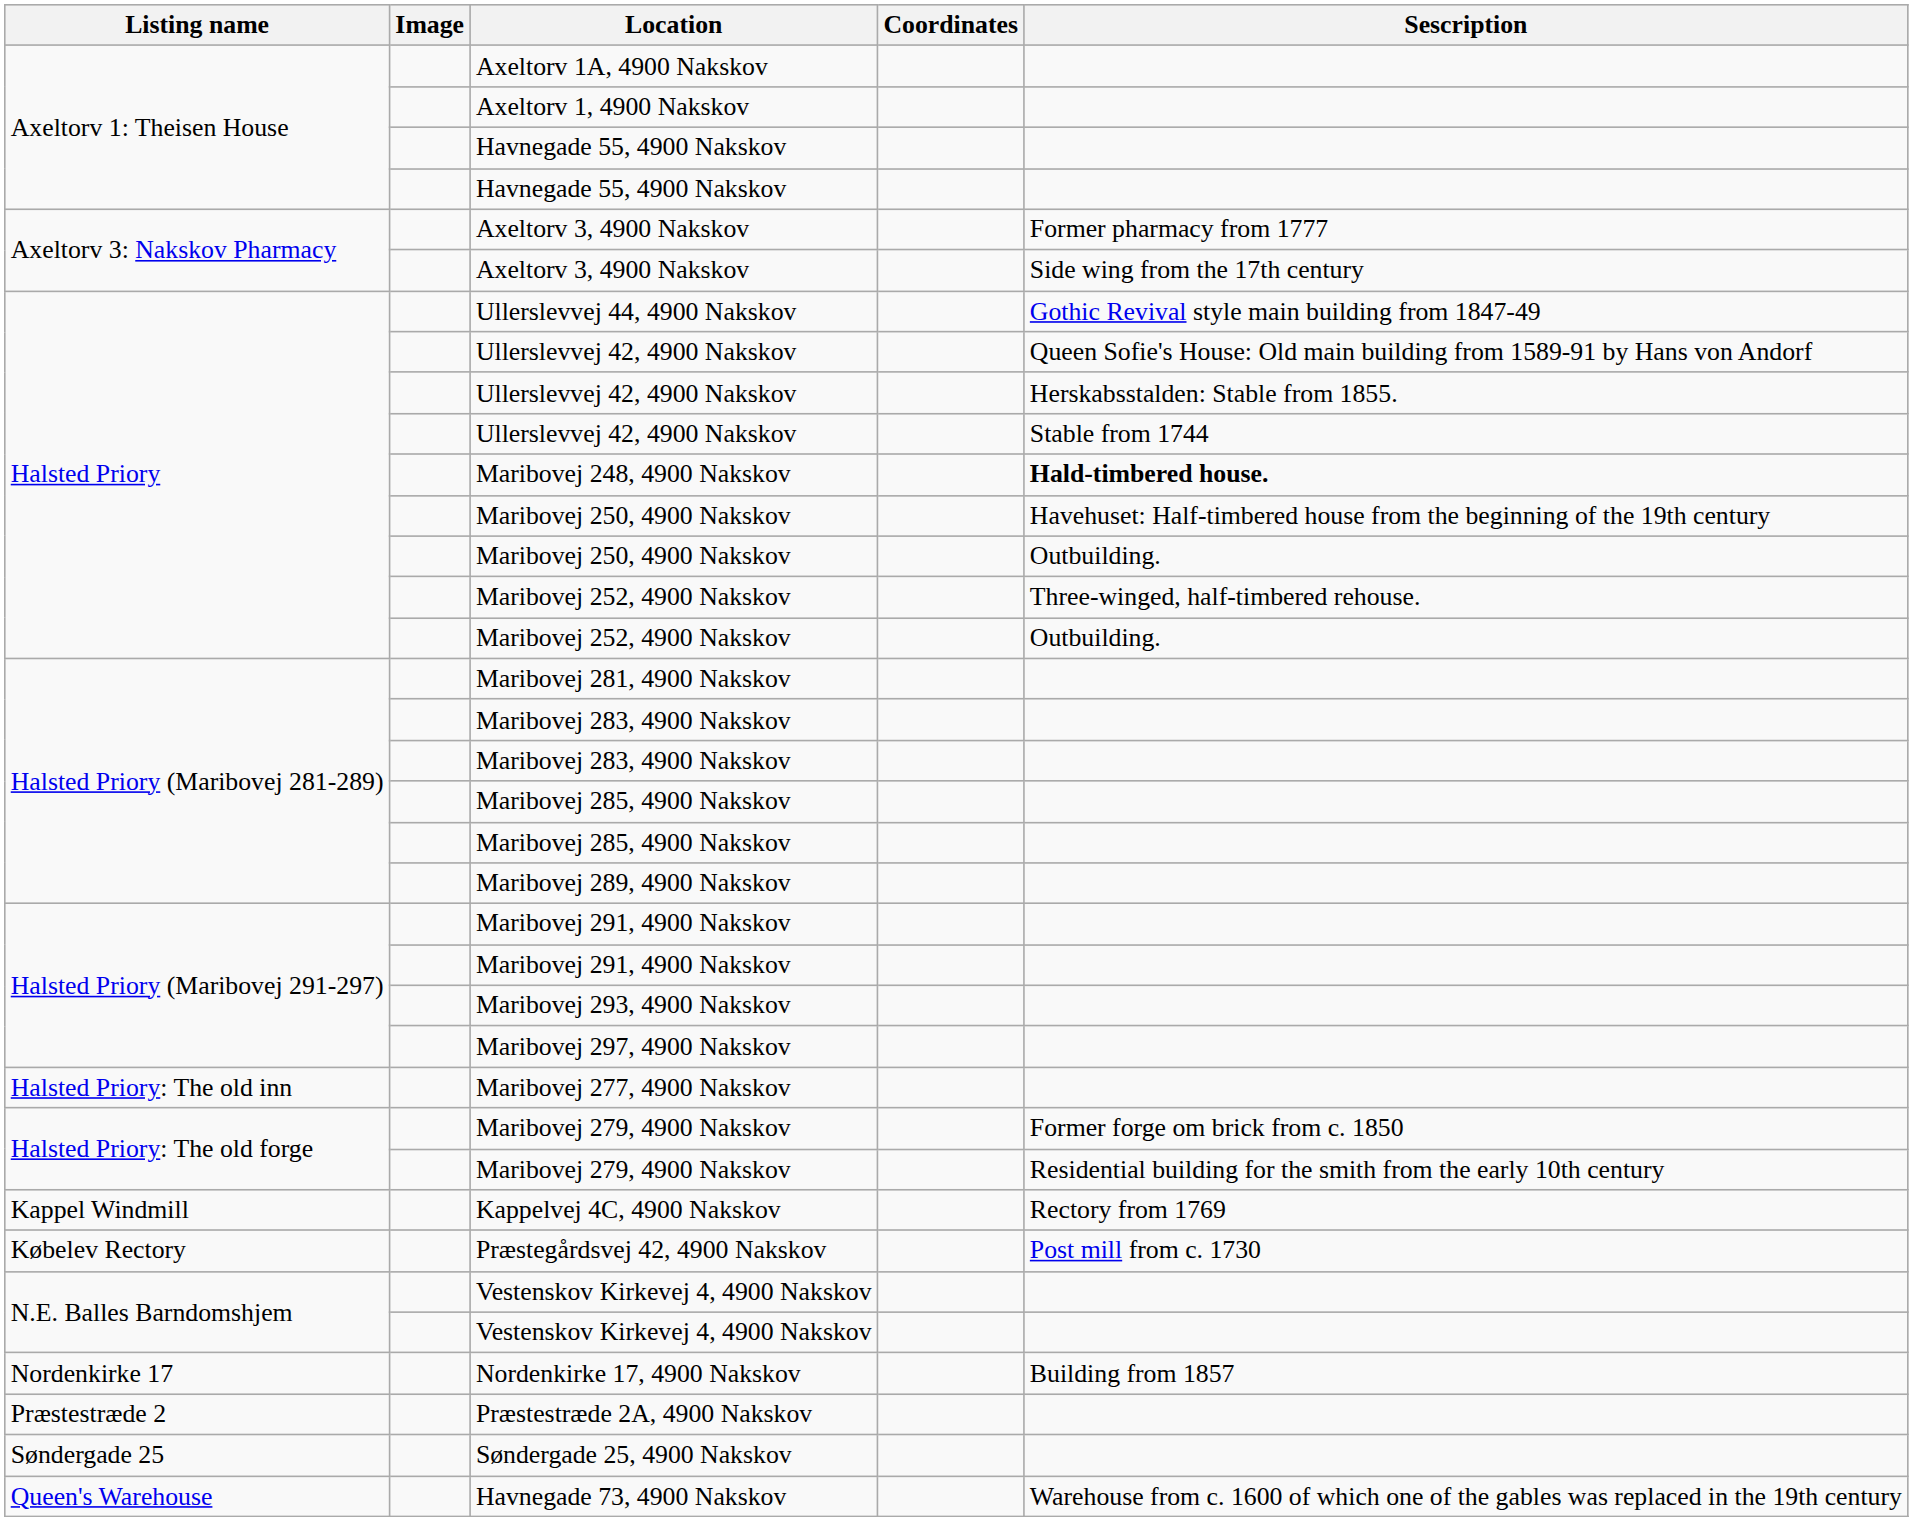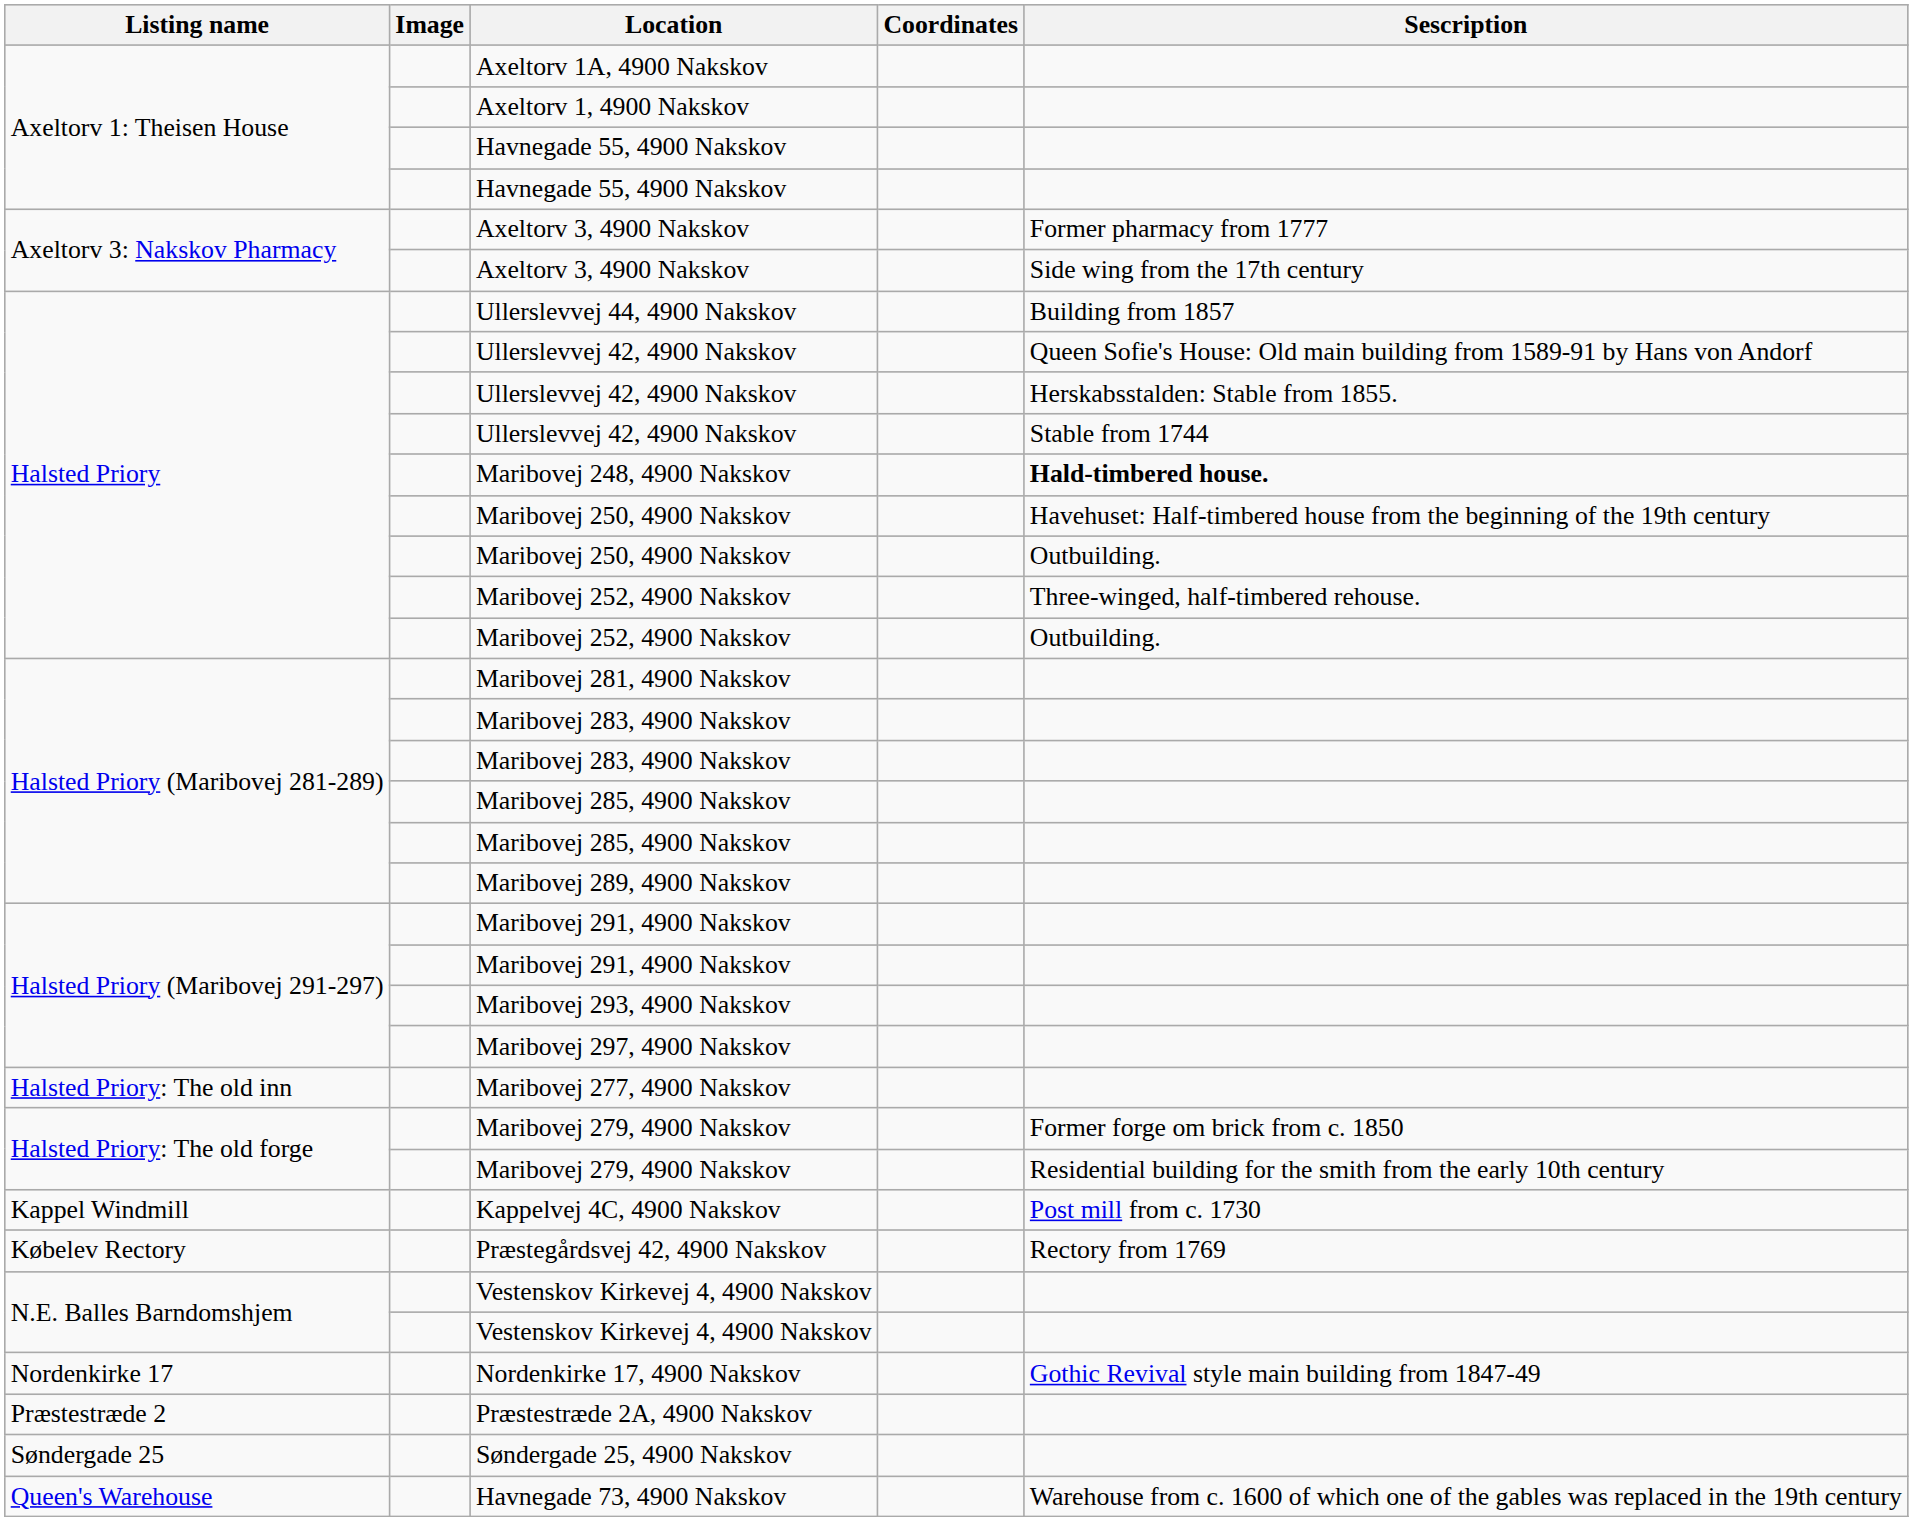(1285, 310) Gothic Revival style main building from 1847-49 -> (1132, 310) Building from 1857
(1128, 1209) Rectory from 1769 -> (1145, 1209) Post mill from c. 1730
(1145, 1250) Post mill from c. 1730 -> (1128, 1250) Rectory from 1769
(1132, 1373) Building from 1857 -> (1285, 1373) Gothic Revival style main building from 1847-49
